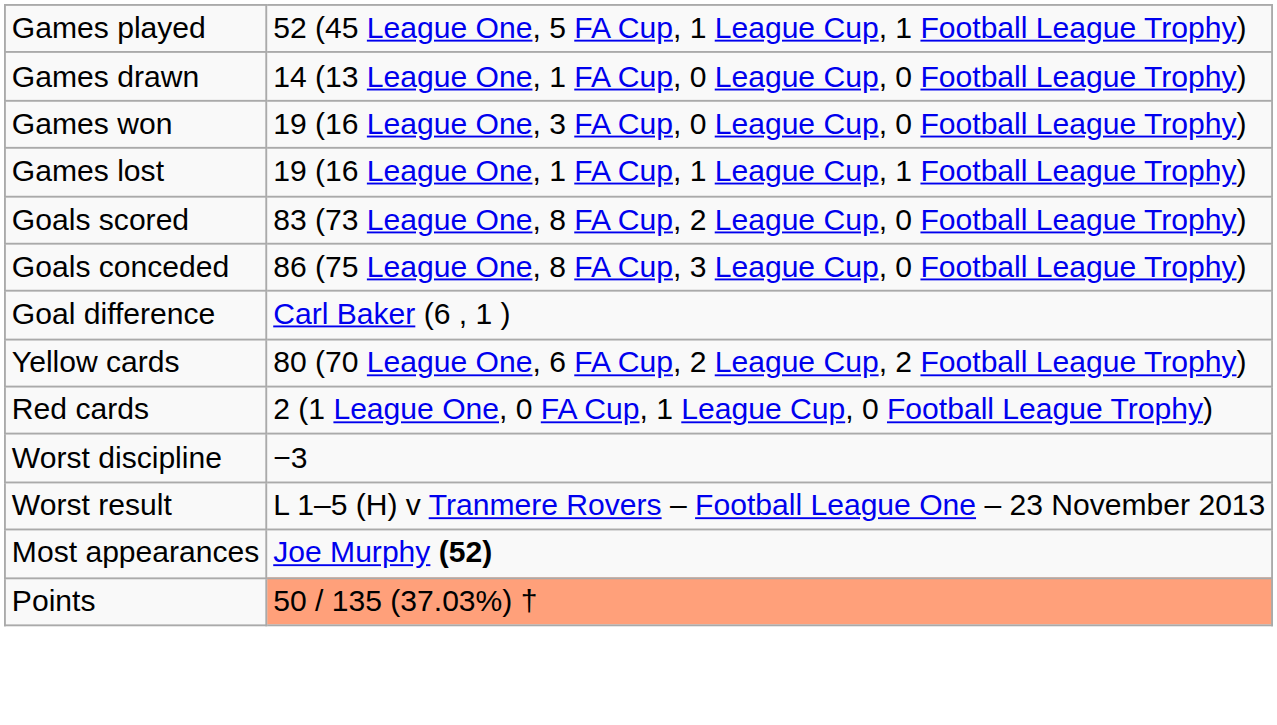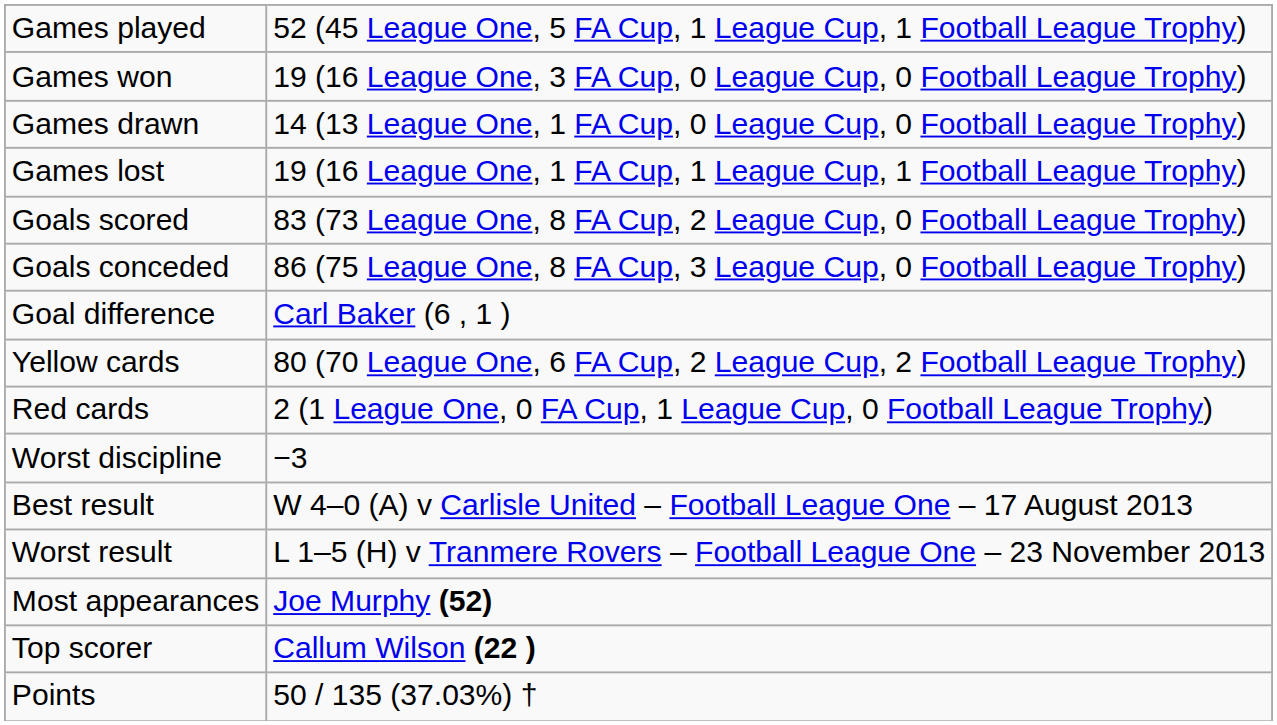rows swapped: (92, 123) <-> (105, 76)
+ row: (83, 505)
+ row: (82, 648)
(405, 600) lightsalmon background -> (405, 696) no background
